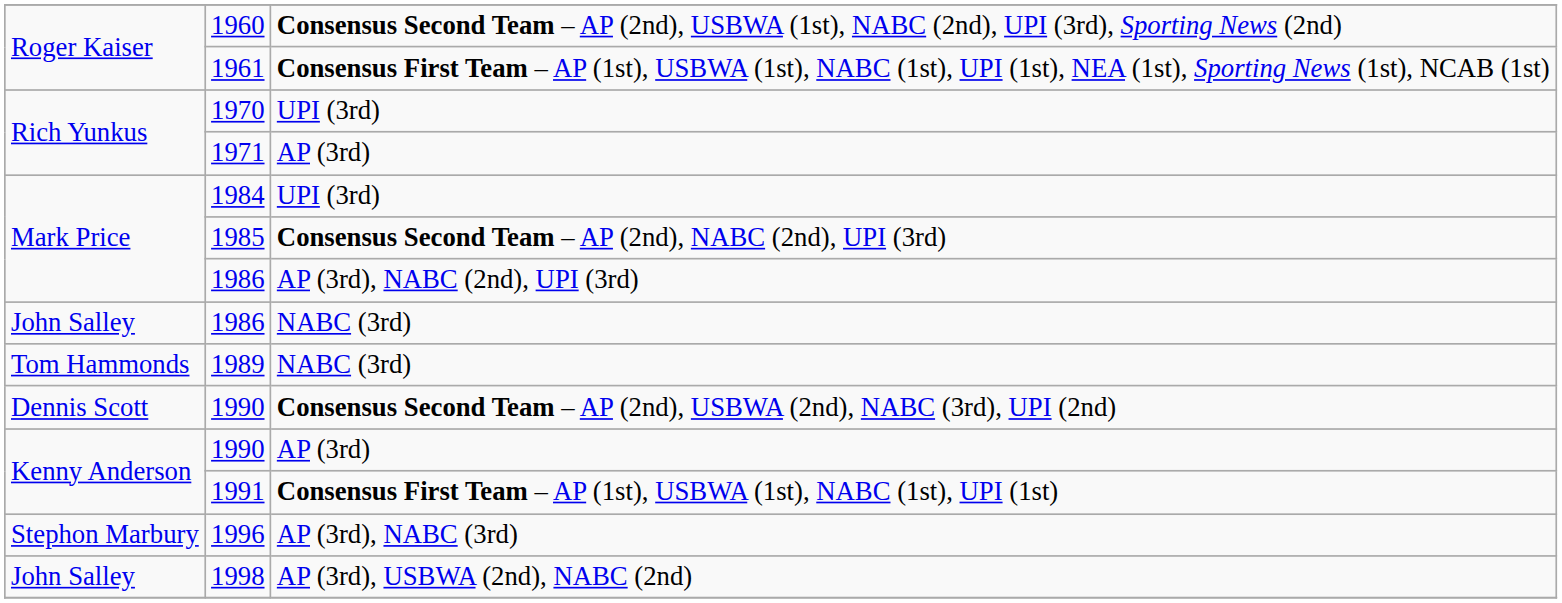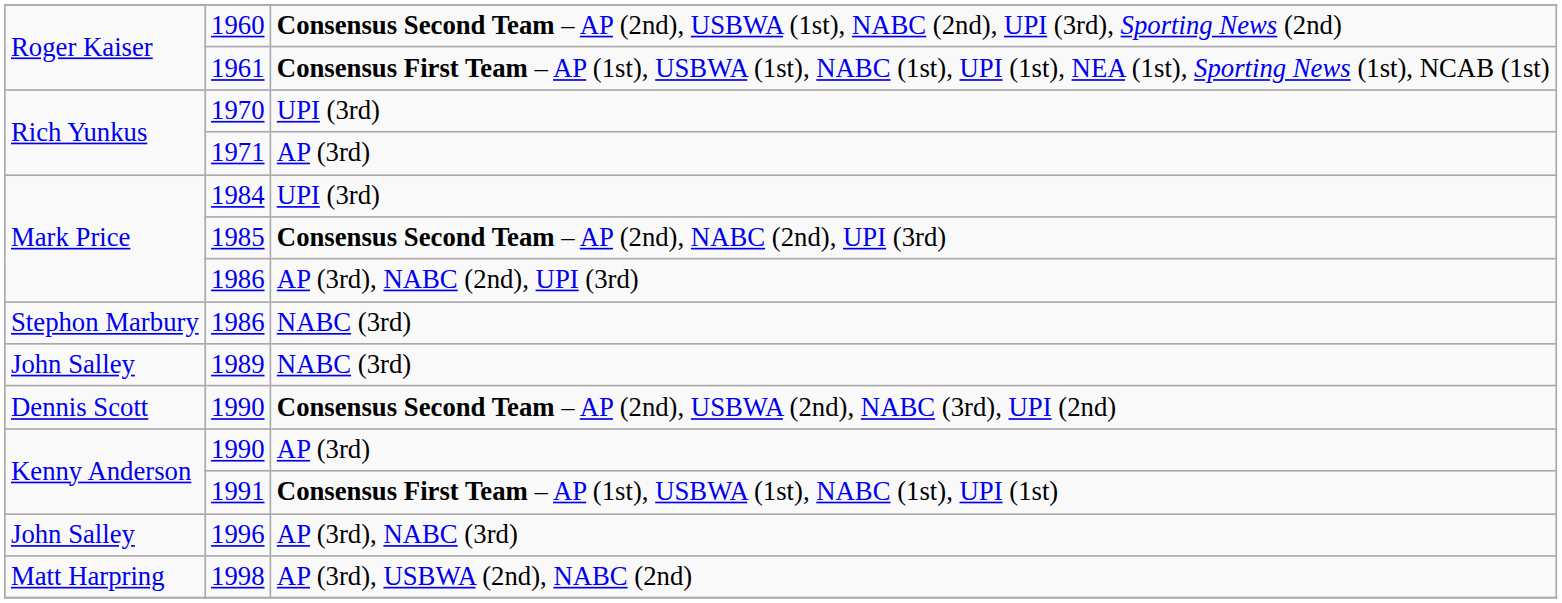(73, 322) John Salley -> (105, 322) Stephon Marbury
(100, 364) Tom Hammonds -> (73, 364) John Salley
(105, 534) Stephon Marbury -> (73, 534) John Salley
(73, 576) John Salley -> (88, 576) Matt Harpring
